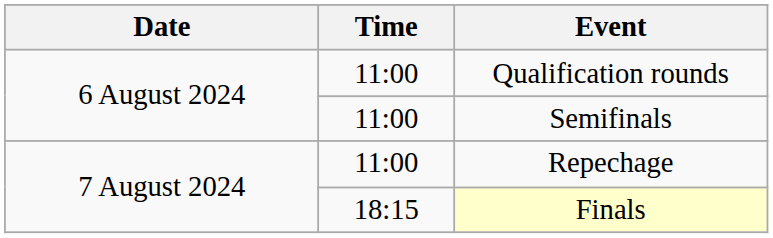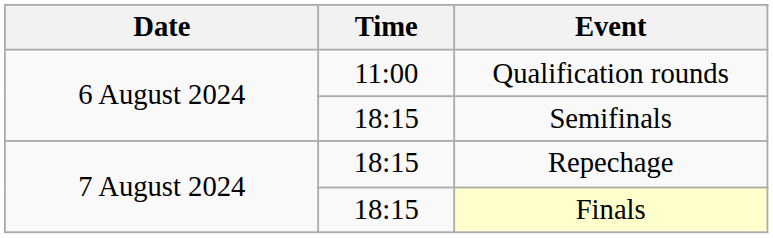(386, 118) 11:00 -> (386, 118) 18:15
(386, 163) 11:00 -> (386, 163) 18:15
